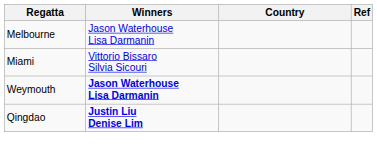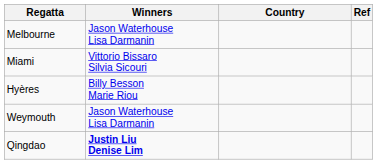+ row: (23, 90)
(134, 90) bold -> (131, 117) normal
